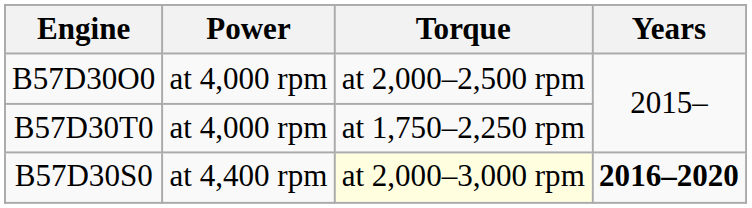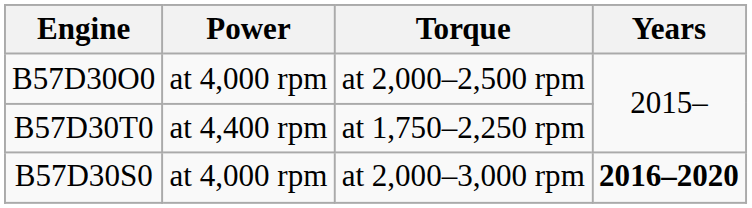(248, 127) at 4,000 rpm -> (248, 127) at 4,400 rpm
(248, 176) at 4,400 rpm -> (248, 176) at 4,000 rpm
(463, 176) lightyellow background -> (463, 176) no background
